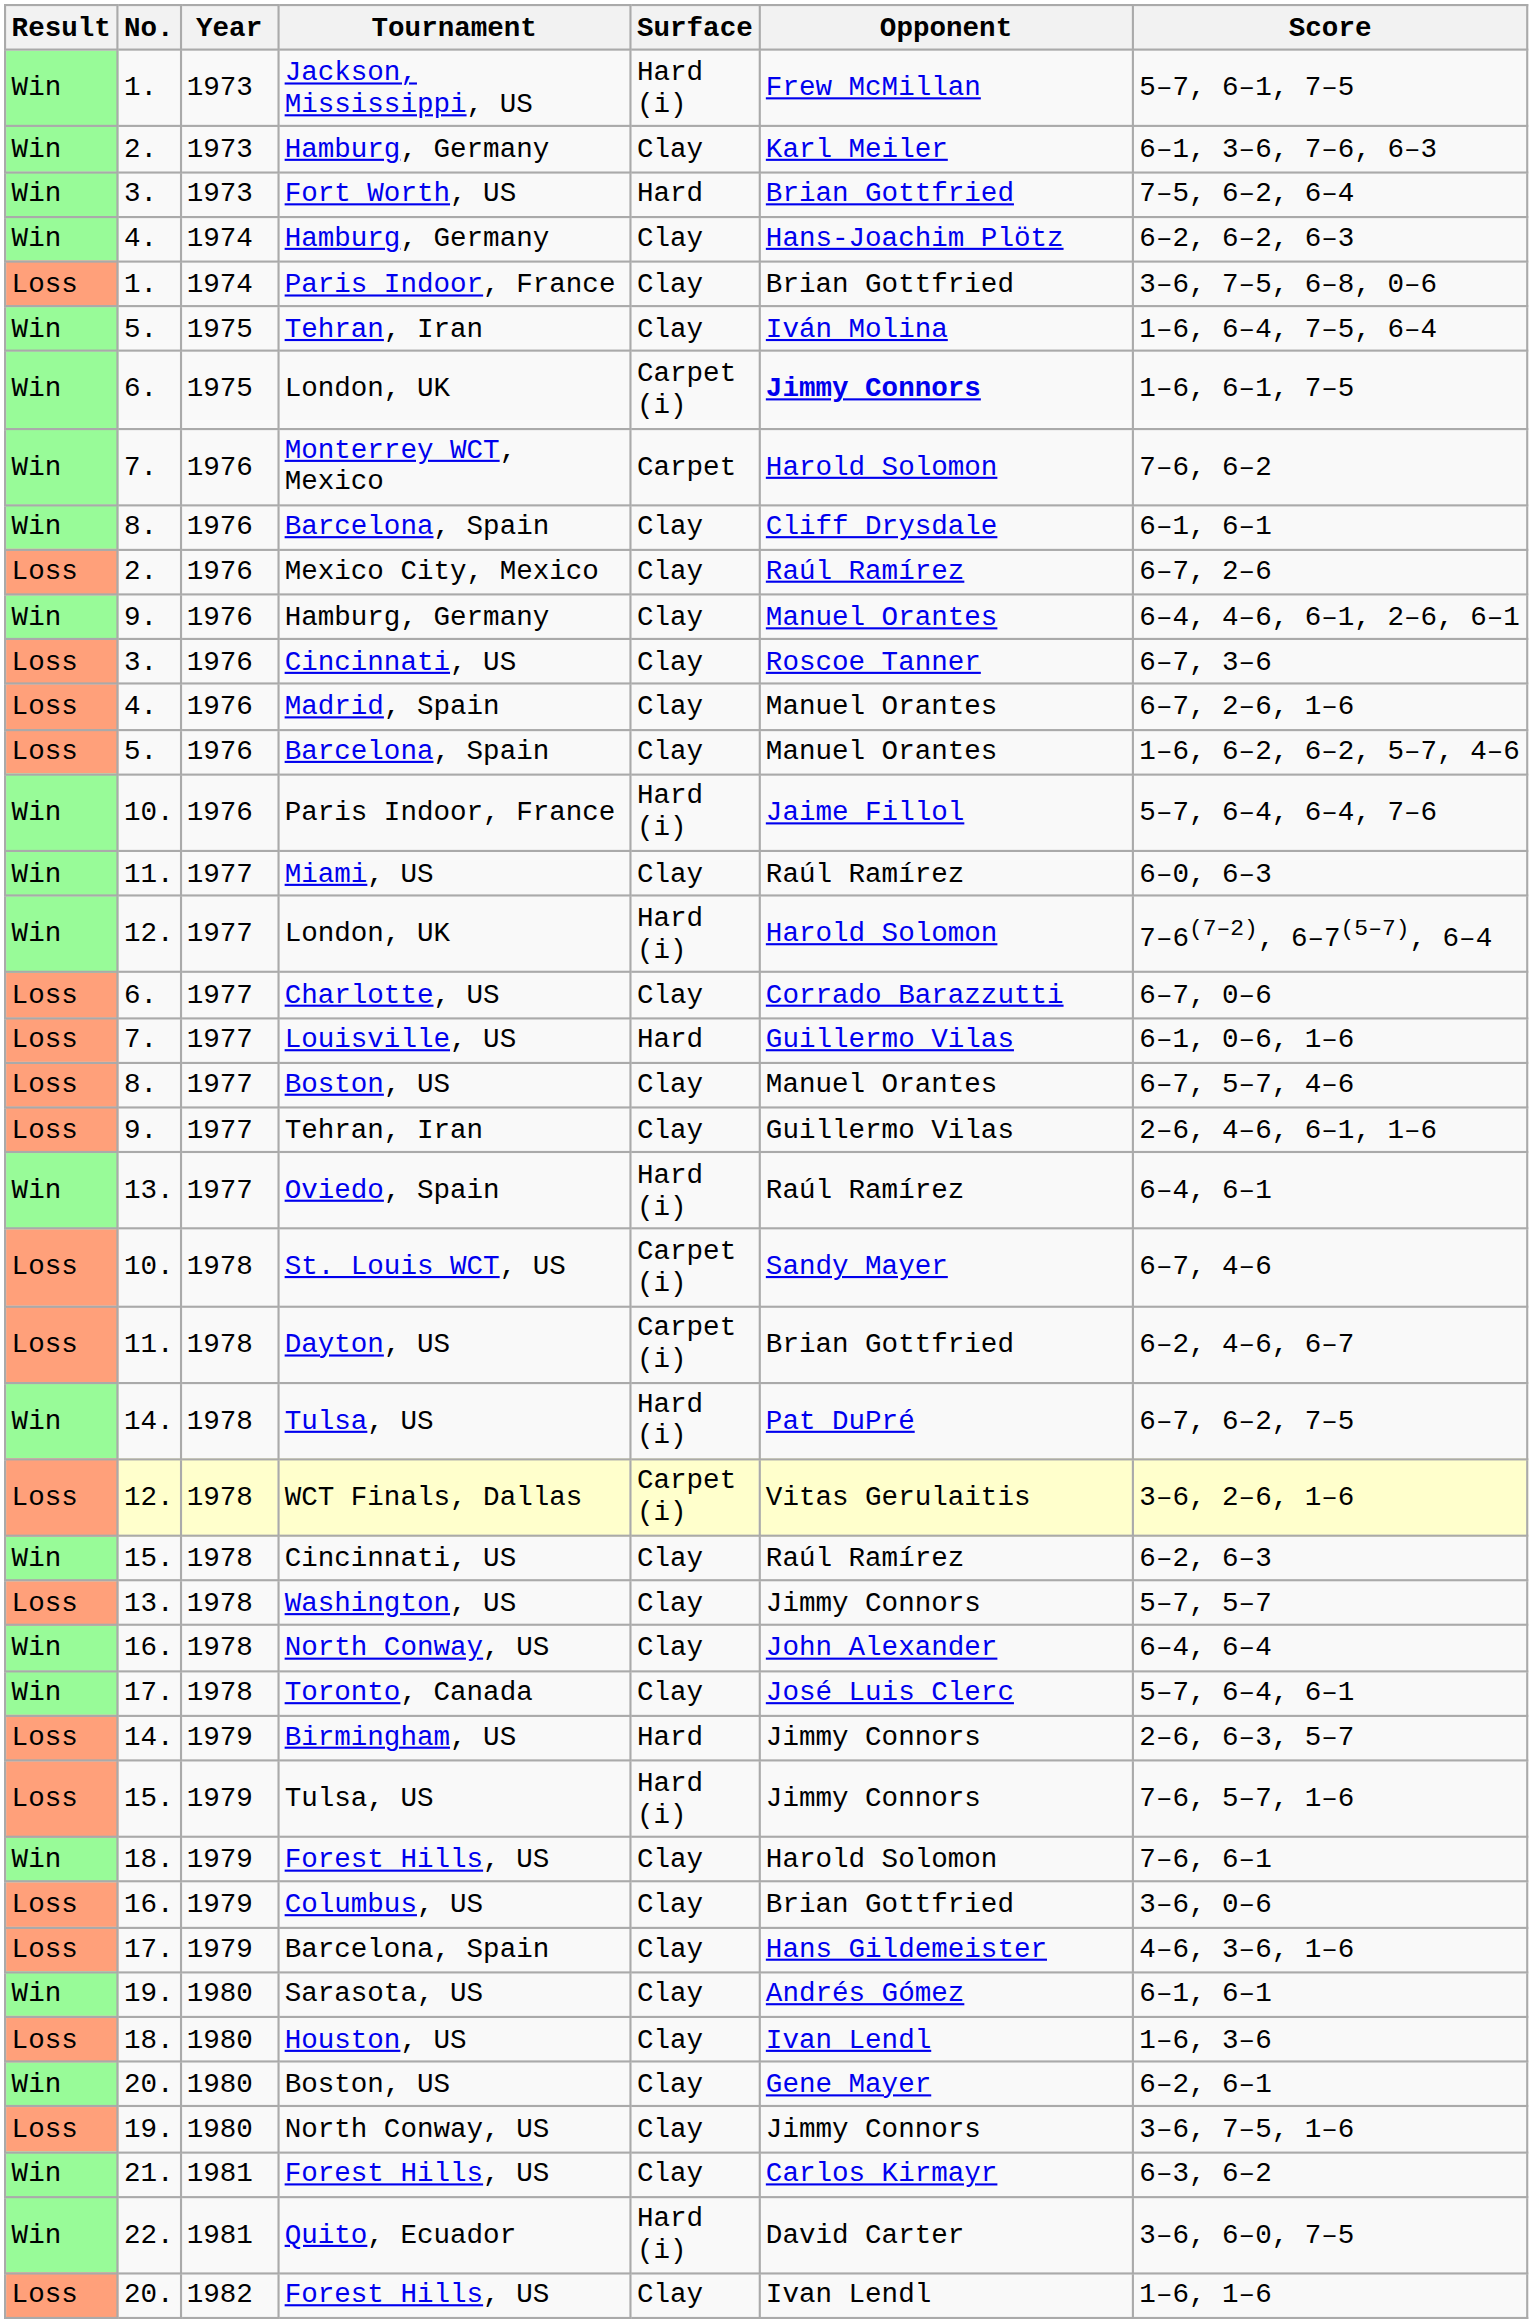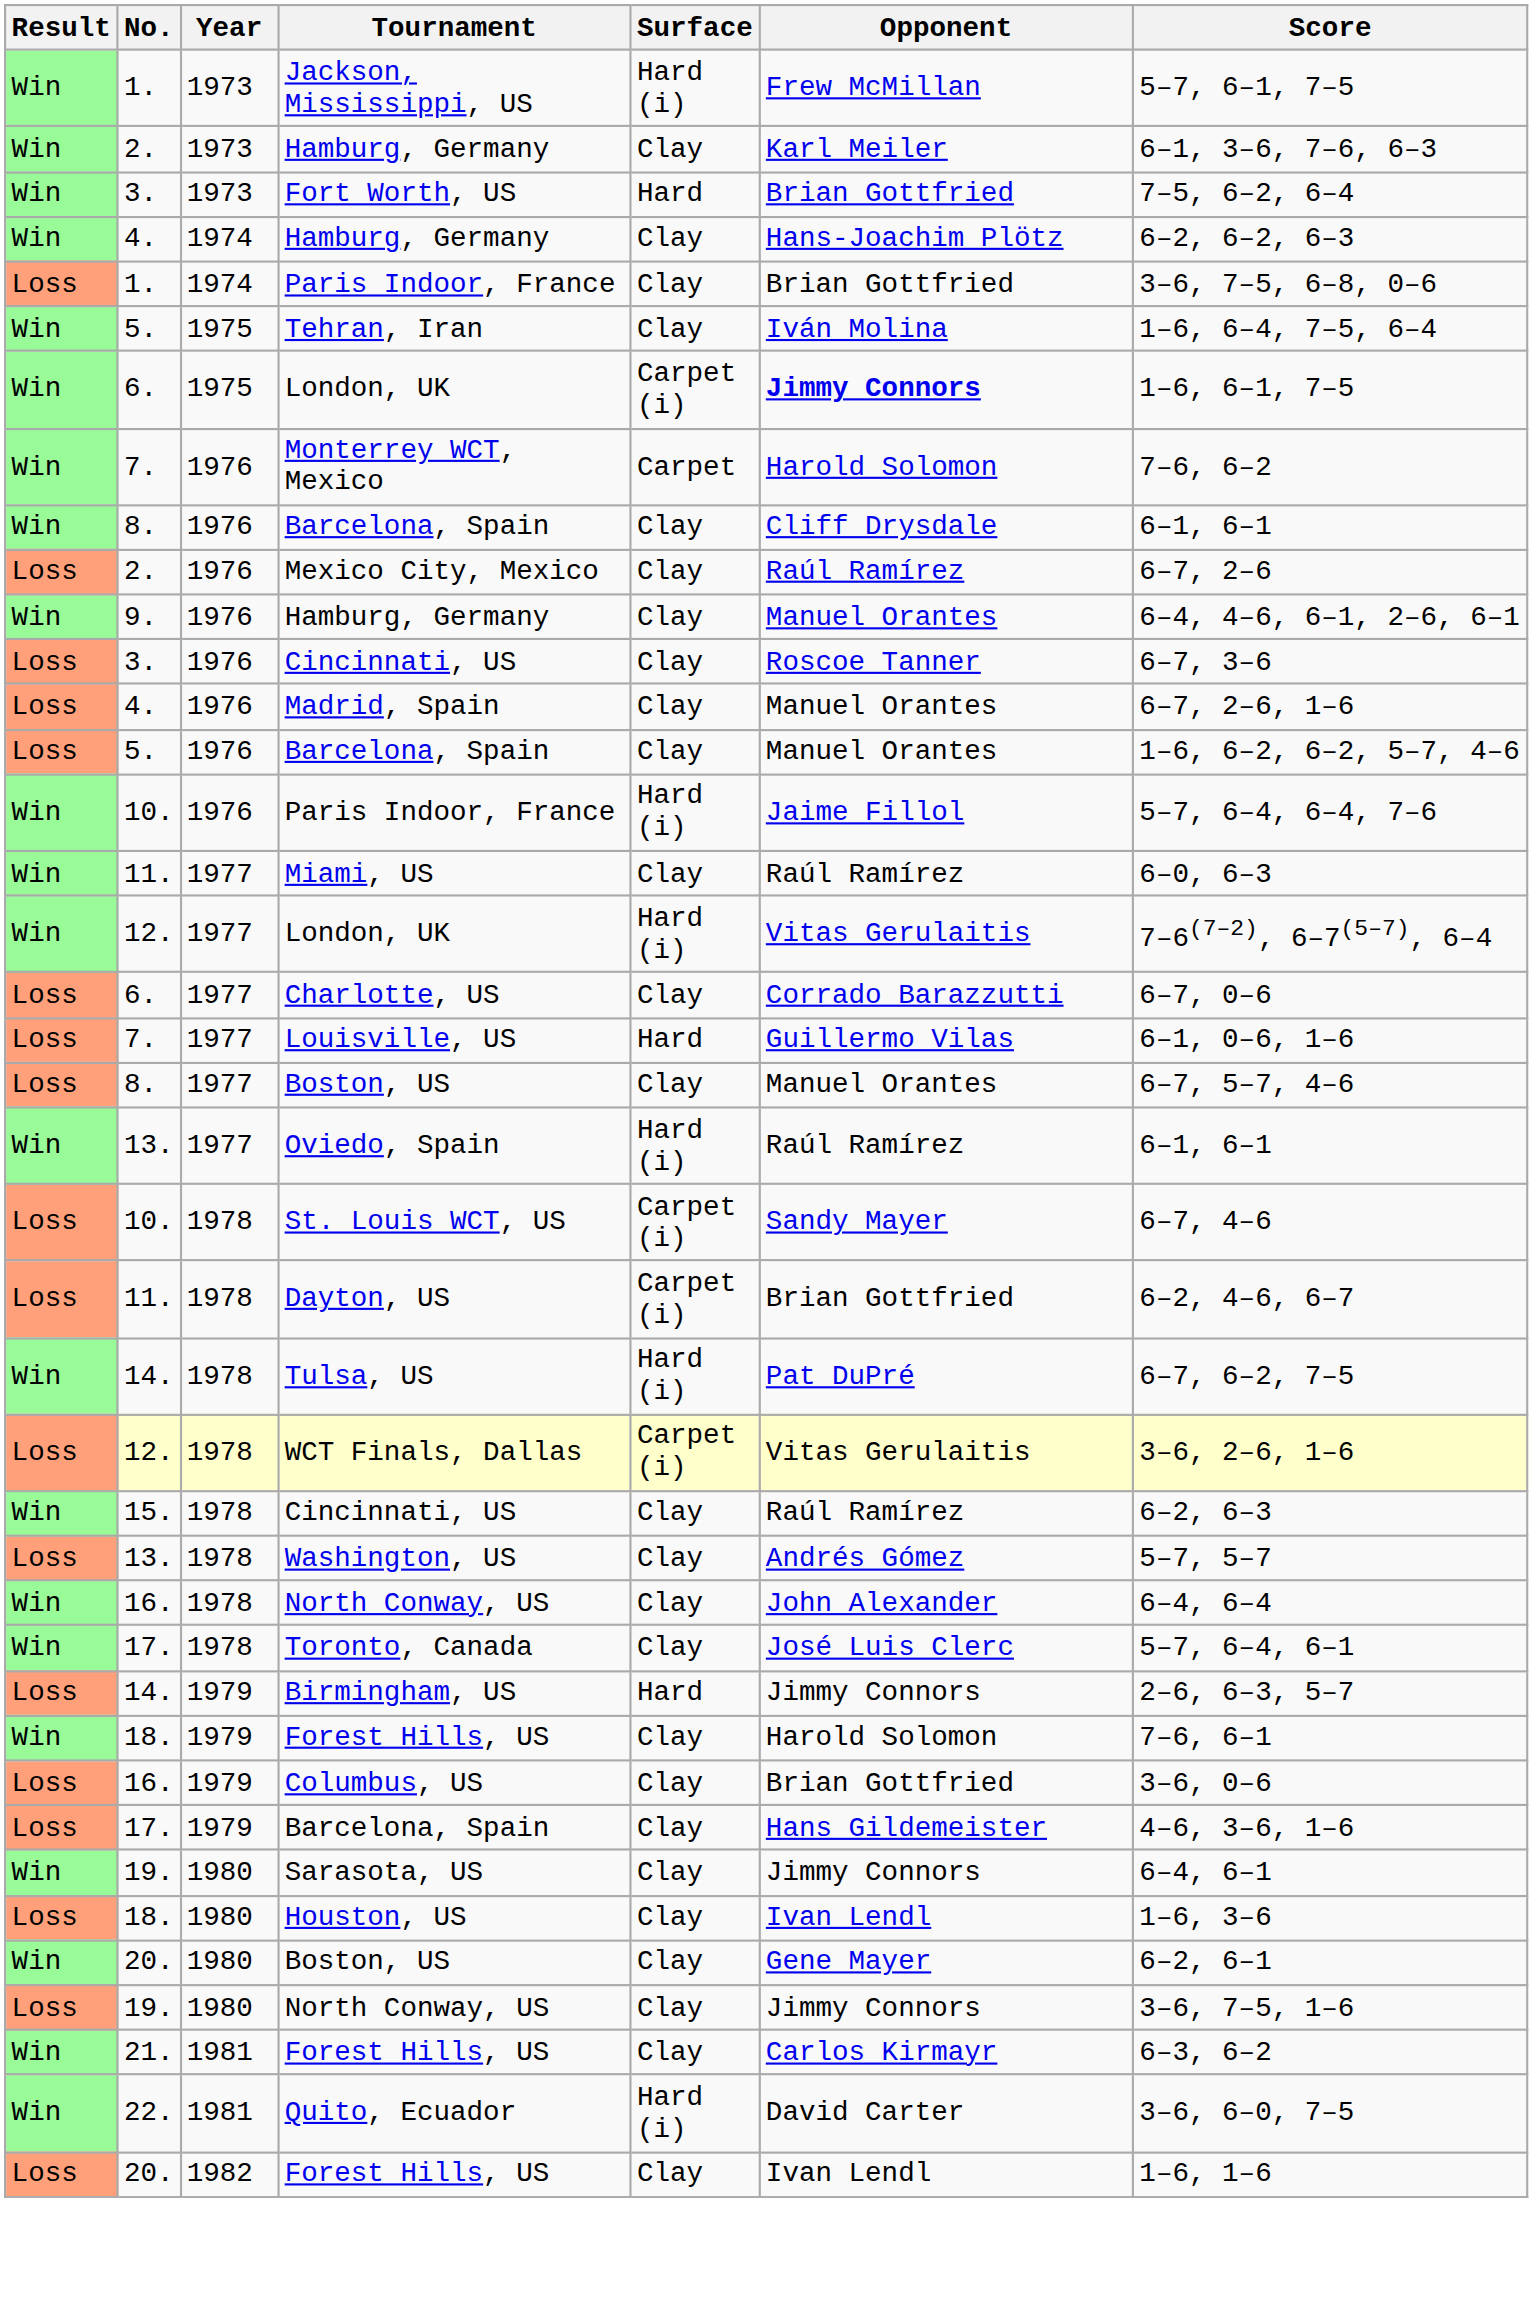(882, 934) Harold Solomon -> (898, 934) Vitas Gerulaitis
- row: (141, 1130)
(1206, 1191) 6–4, 6–1 -> (1206, 1146) 6–1, 6–1
(873, 1603) Jimmy Connors -> (865, 1558) Andrés Gómez
- row: (149, 1799)
(865, 1994) Andrés Gómez -> (873, 1873) Jimmy Connors
(1206, 1994) 6–1, 6–1 -> (1206, 1873) 6–4, 6–1
